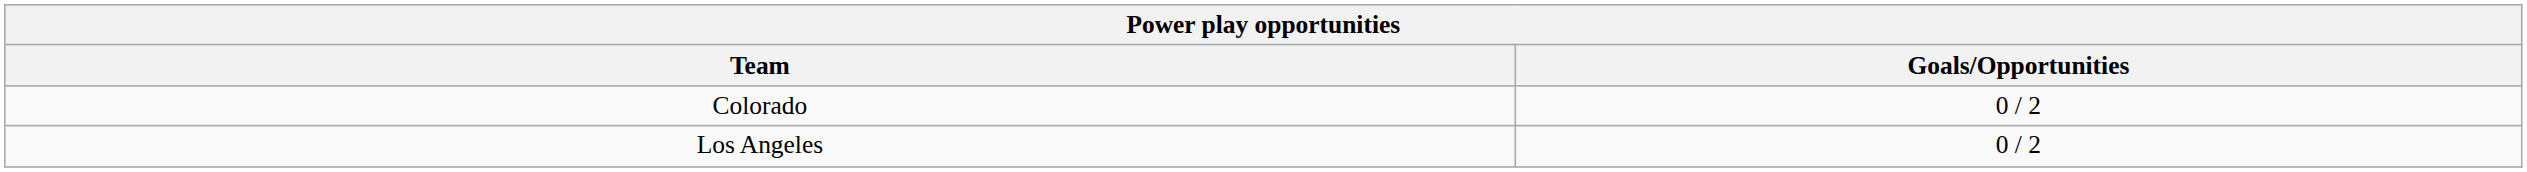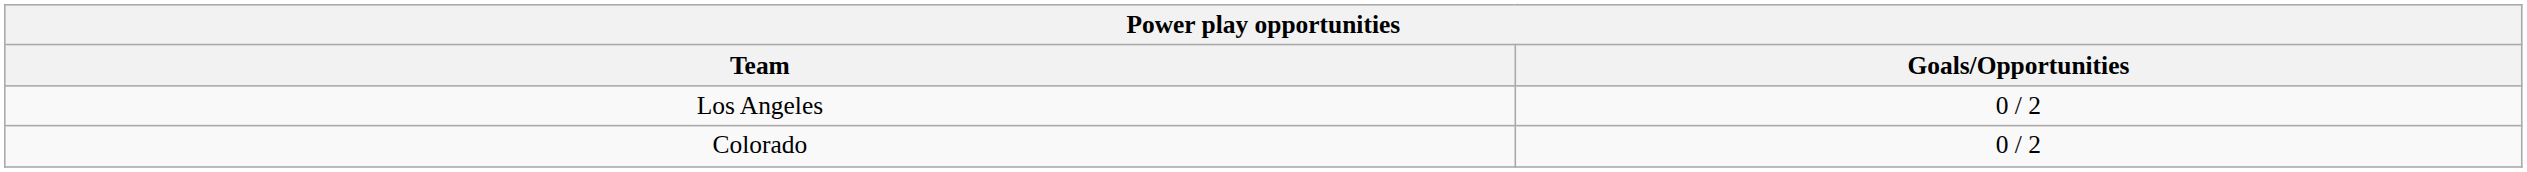rows swapped: (760, 145) <-> (760, 105)
